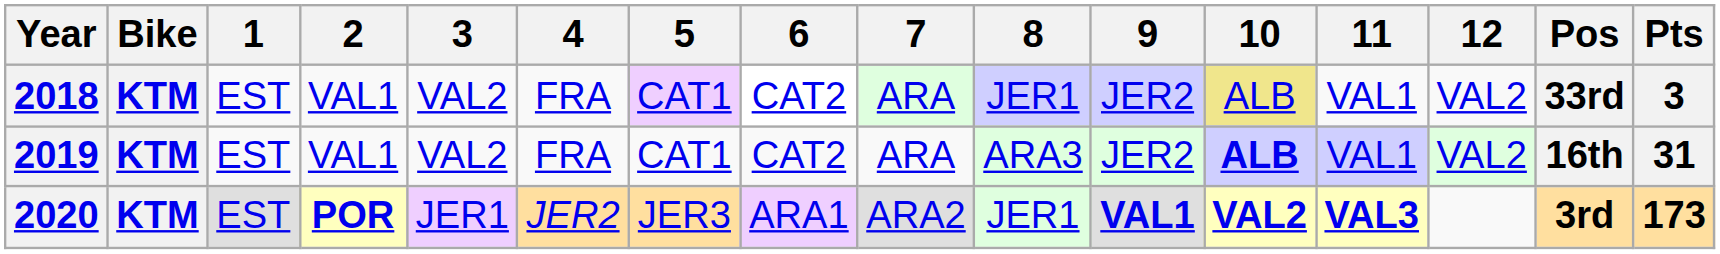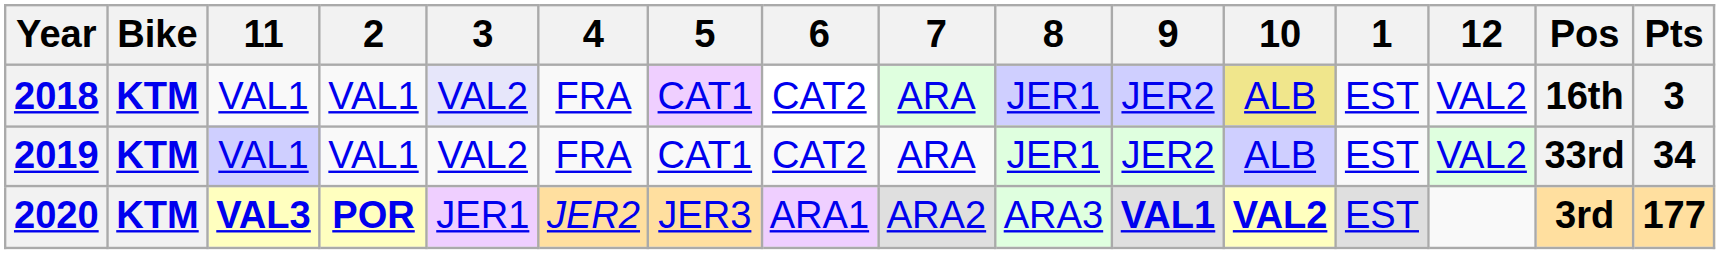columns swapped: (253, 34) <-> (1372, 34)
(462, 95) no background -> (483, 95) lavender background
(1585, 95) 33rd -> (1585, 95) 16th
(1033, 155) ARA3 -> (1053, 155) JER1
(1260, 155) bold -> (1280, 155) normal
(1585, 155) 16th -> (1585, 155) 33rd
(1674, 155) 31 -> (1674, 155) 34
(1033, 215) JER1 -> (1053, 215) ARA3
(1674, 215) 173 -> (1674, 215) 177
